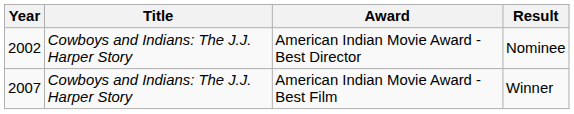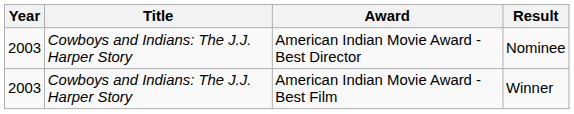(24, 48) 2002 -> (24, 48) 2003
(24, 88) 2007 -> (24, 88) 2003
